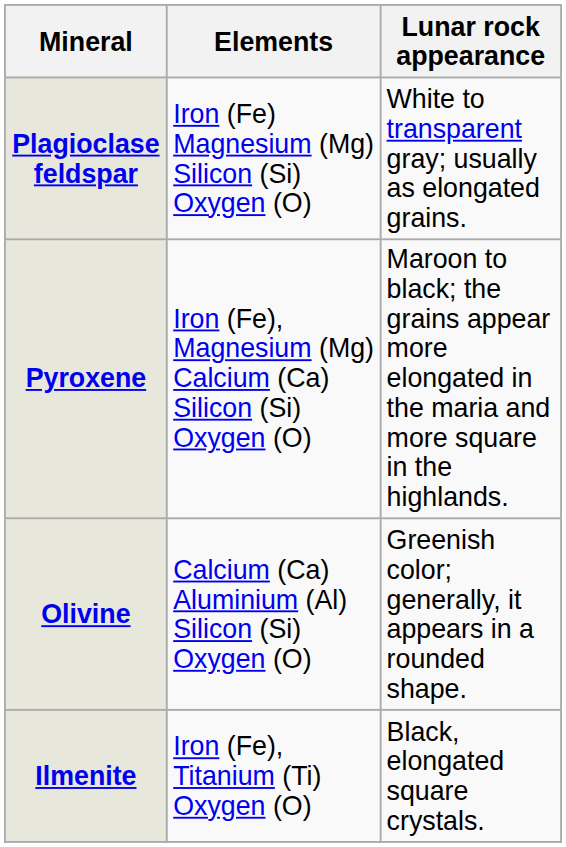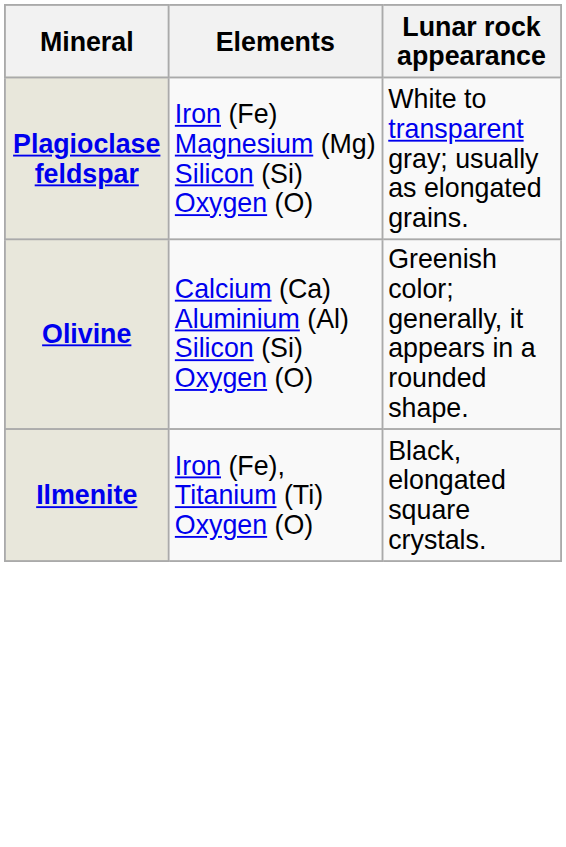- row: (86, 379)
